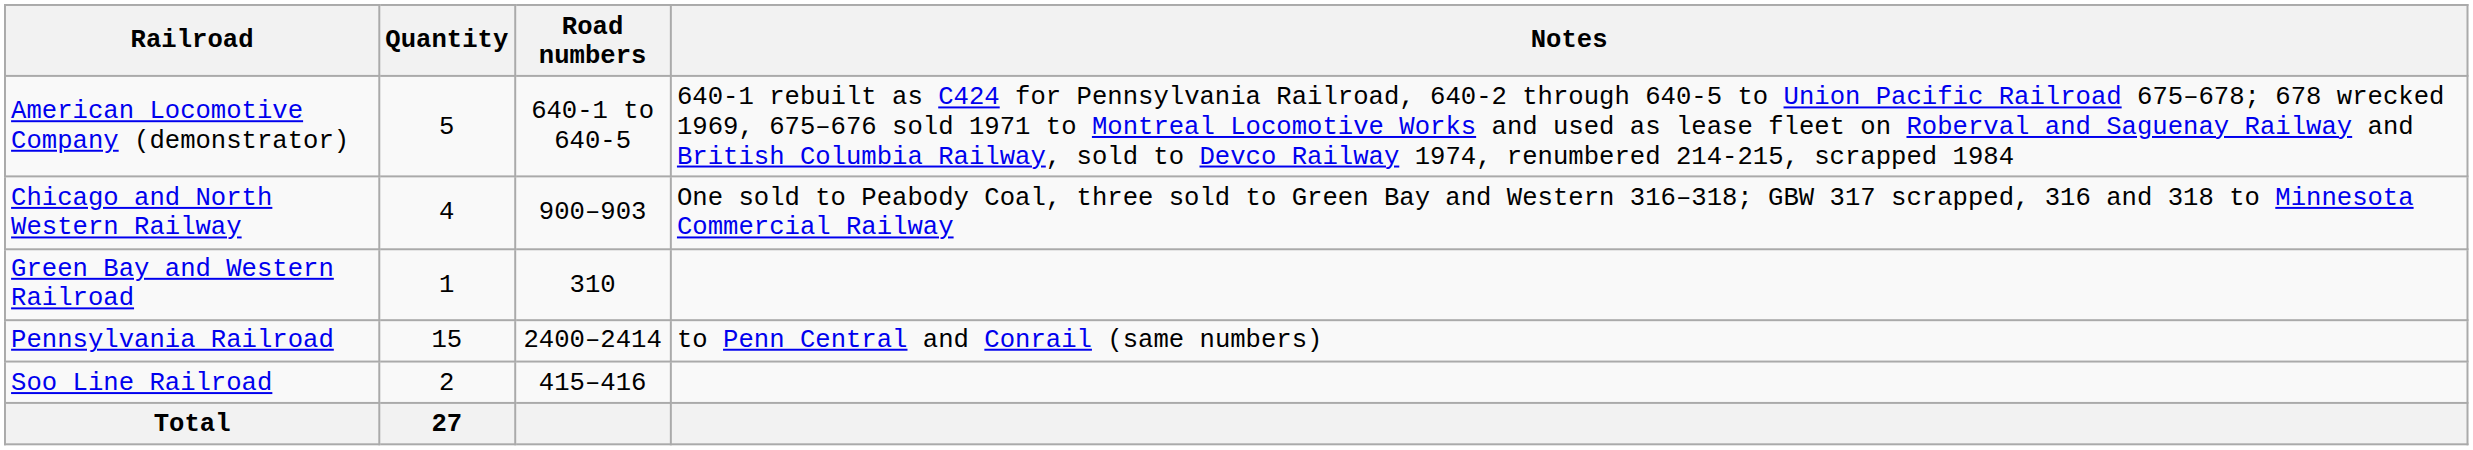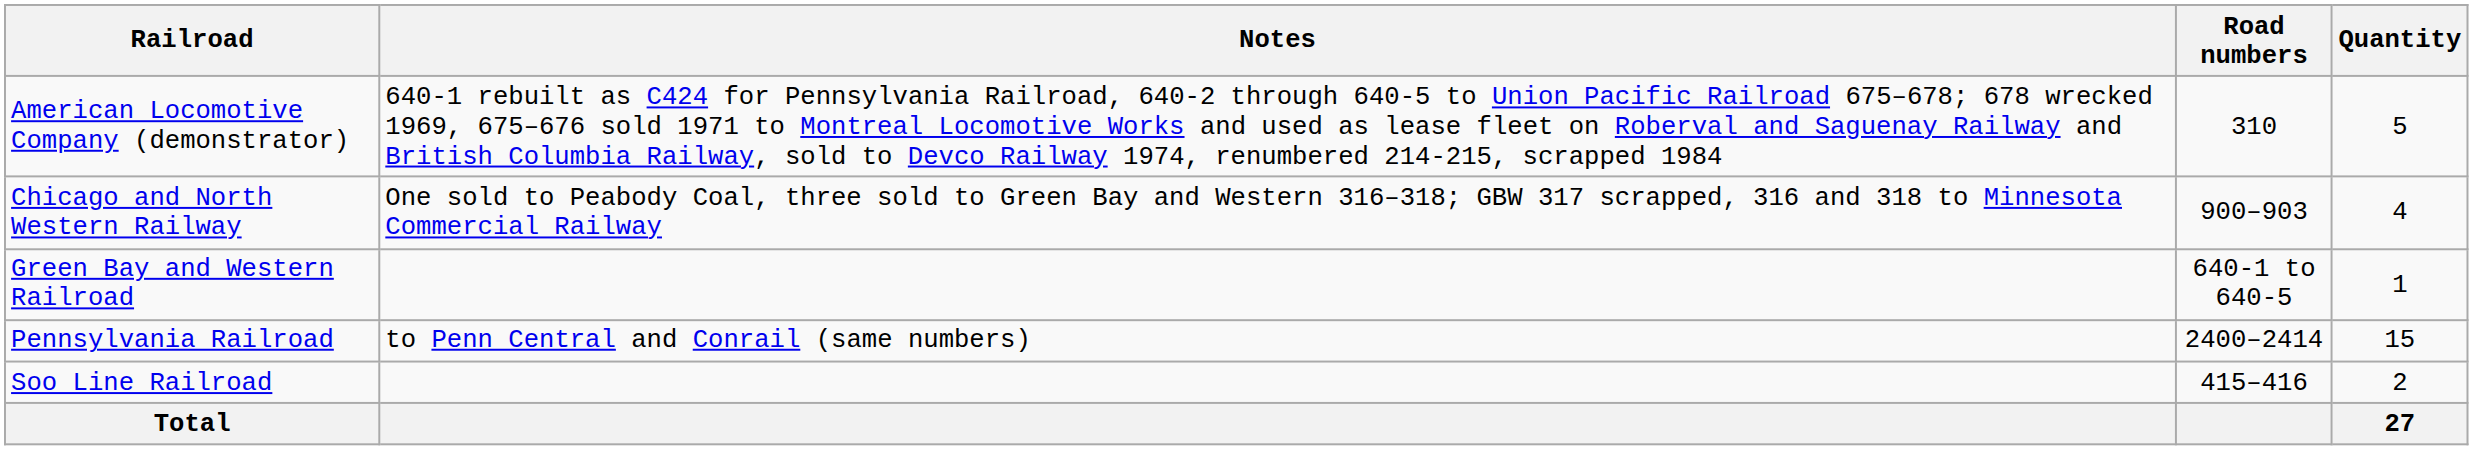columns swapped: (447, 41) <-> (1569, 41)
(593, 127) 640-1 to 640-5 -> (2254, 127) 310
(593, 284) 310 -> (2254, 284) 640-1 to 640-5
